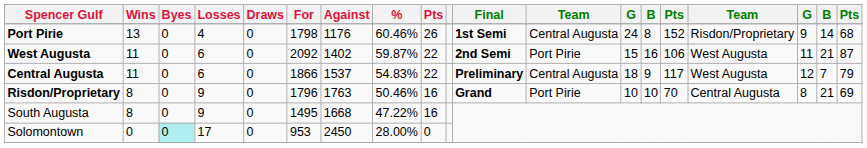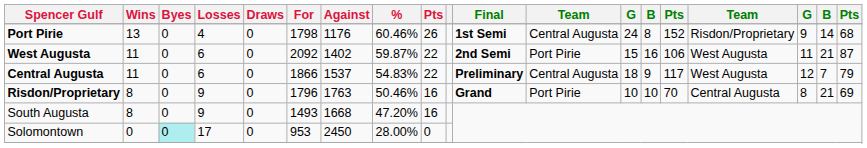(304, 113) 1495 -> (304, 113) 1493
(397, 113) 47.22% -> (397, 113) 47.20%
